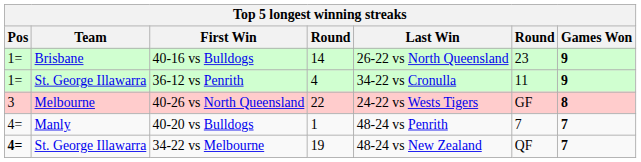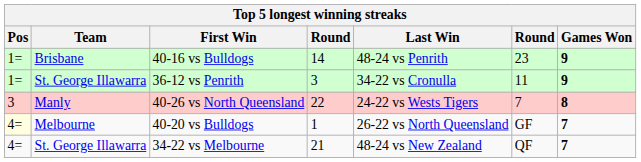(433, 59) 26-22 vs North Queensland -> (402, 59) 48-24 vs Penrith
(314, 80) 4 -> (314, 80) 3
(65, 102) Melbourne -> (53, 102) Manly
(524, 102) GF -> (518, 102) 7
(15, 124) no background -> (15, 124) lightyellow background
(53, 124) Manly -> (65, 124) Melbourne
(402, 124) 48-24 vs Penrith -> (433, 124) 26-22 vs North Queensland
(518, 124) 7 -> (524, 124) GF
(15, 146) bold -> (15, 146) normal
(318, 146) 19 -> (318, 146) 21
